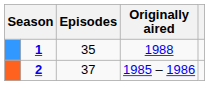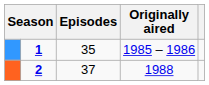(159, 49) 1988 -> (159, 49) 1985 – 1986
(159, 70) 1985 – 1986 -> (159, 70) 1988
